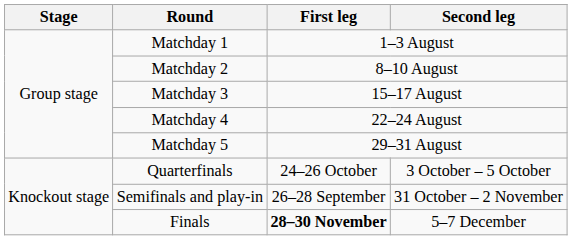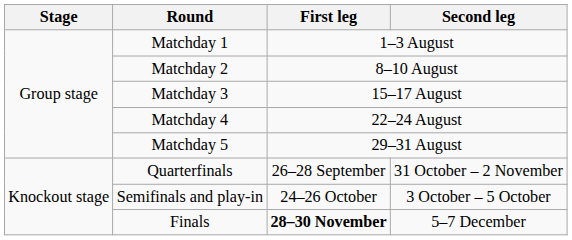(329, 171) 24–26 October -> (329, 171) 26–28 September
(478, 171) 3 October – 5 October -> (478, 171) 31 October – 2 November
(329, 196) 26–28 September -> (329, 196) 24–26 October
(478, 196) 31 October – 2 November -> (478, 196) 3 October – 5 October
